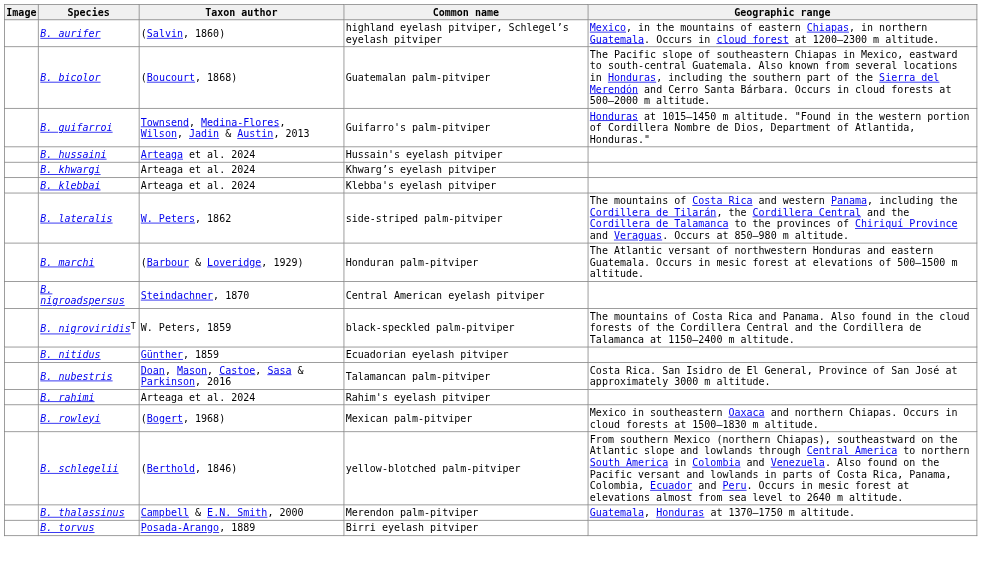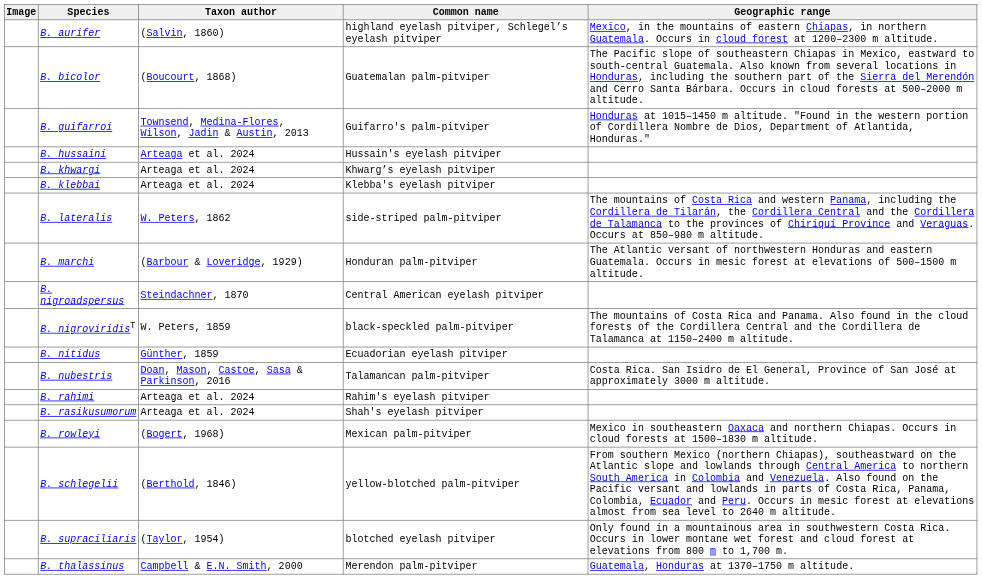+ row: (88, 412)
+ row: (88, 540)
- row: (67, 528)
